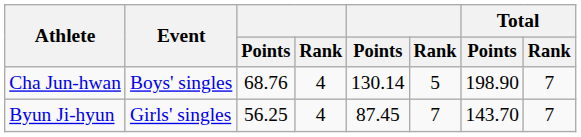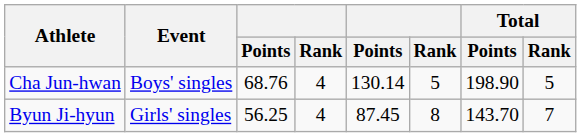(549, 83) 7 -> (549, 83) 5
(435, 115) 7 -> (435, 115) 8
